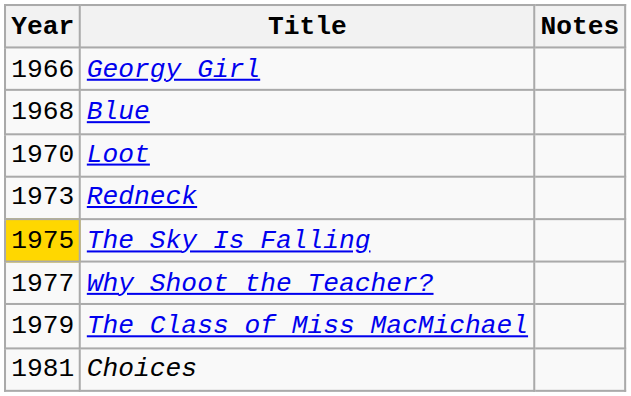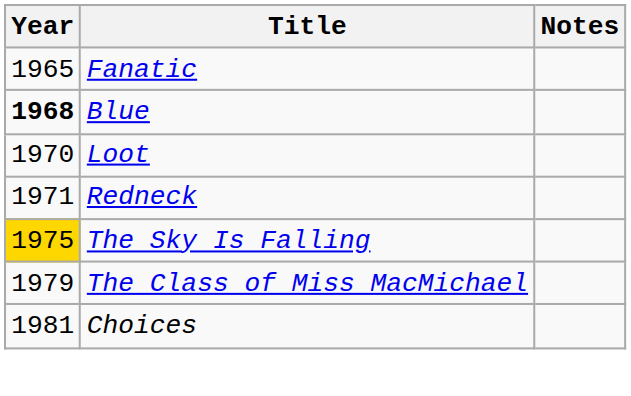+ row: (142, 69)
- row: (174, 69)
(43, 112) normal -> (43, 112) bold
(43, 198) 1973 -> (43, 198) 1971
- row: (260, 283)
